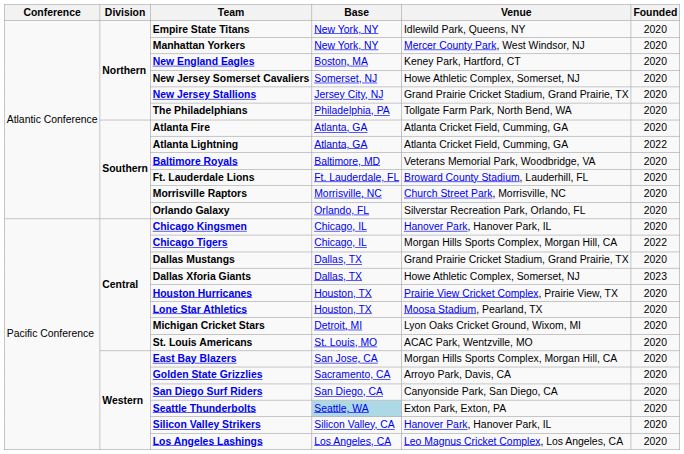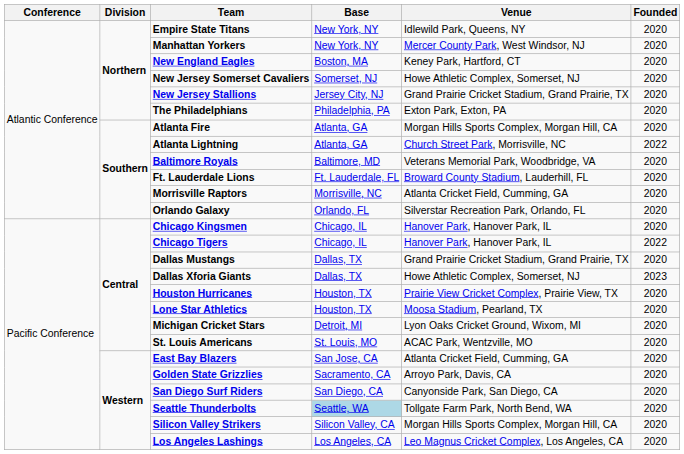(488, 111) Tollgate Farm Park, North Bend, WA -> (455, 111) Exton Park, Exton, PA
(486, 128) Atlanta Cricket Field, Cumming, GA -> (511, 128) Morgan Hills Sports Complex, Morgan Hill, CA
(486, 144) Atlanta Cricket Field, Cumming, GA -> (485, 144) Church Street Park, Morrisville, NC
(485, 194) Church Street Park, Morrisville, NC -> (486, 194) Atlanta Cricket Field, Cumming, GA
(511, 243) Morgan Hills Sports Complex, Morgan Hill, CA -> (478, 243) Hanover Park, Hanover Park, IL
(511, 359) Morgan Hills Sports Complex, Morgan Hill, CA -> (486, 359) Atlanta Cricket Field, Cumming, GA
(455, 408) Exton Park, Exton, PA -> (488, 408) Tollgate Farm Park, North Bend, WA
(478, 425) Hanover Park, Hanover Park, IL -> (511, 425) Morgan Hills Sports Complex, Morgan Hill, CA
